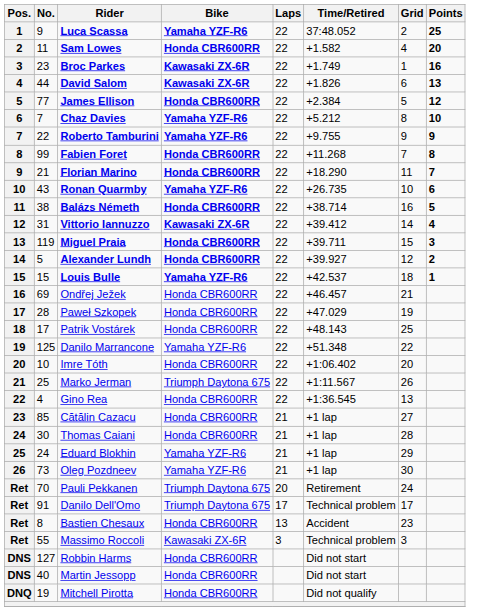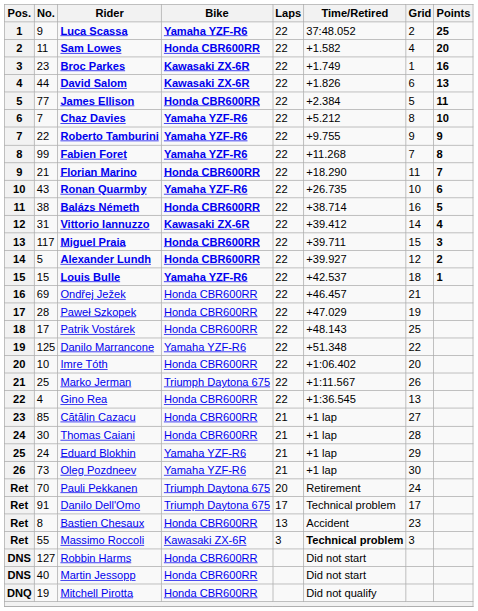(435, 101) 12 -> (442, 101) 11
(212, 154) Honda CBR600RR -> (206, 154) Yamaha YZF-R6
(46, 242) 119 -> (46, 242) 117
(351, 540) normal -> (355, 540) bold
